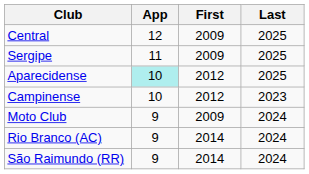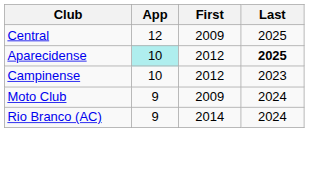- row: (30, 55)
(272, 76) normal -> (272, 55) bold
- row: (66, 158)
